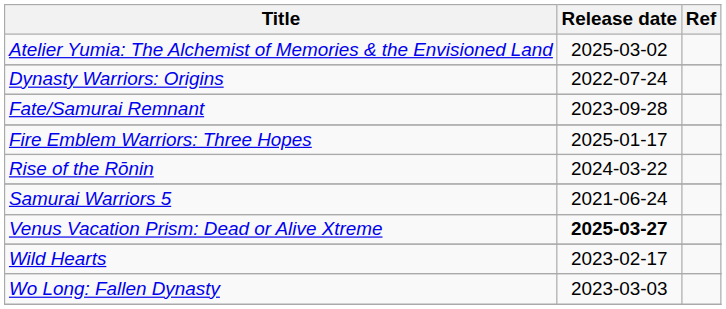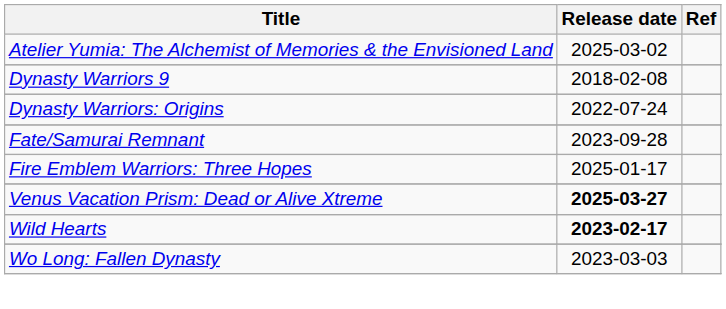+ row: (89, 79)
- row: (81, 169)
- row: (90, 199)
(619, 259) normal -> (619, 229) bold
